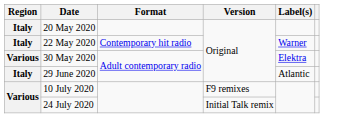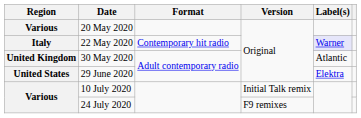(23, 27) Italy -> (41, 27) Various
(292, 43) no background -> (330, 43) lavender background
(23, 58) Various -> (41, 58) United Kingdom
(292, 58) Elektra -> (331, 58) Atlantic
(23, 74) Italy -> (41, 74) United States
(294, 74) Atlantic -> (330, 74) Elektra
(227, 89) F9 remixes -> (277, 89) Initial Talk remix
(240, 105) Initial Talk remix -> (265, 105) F9 remixes
